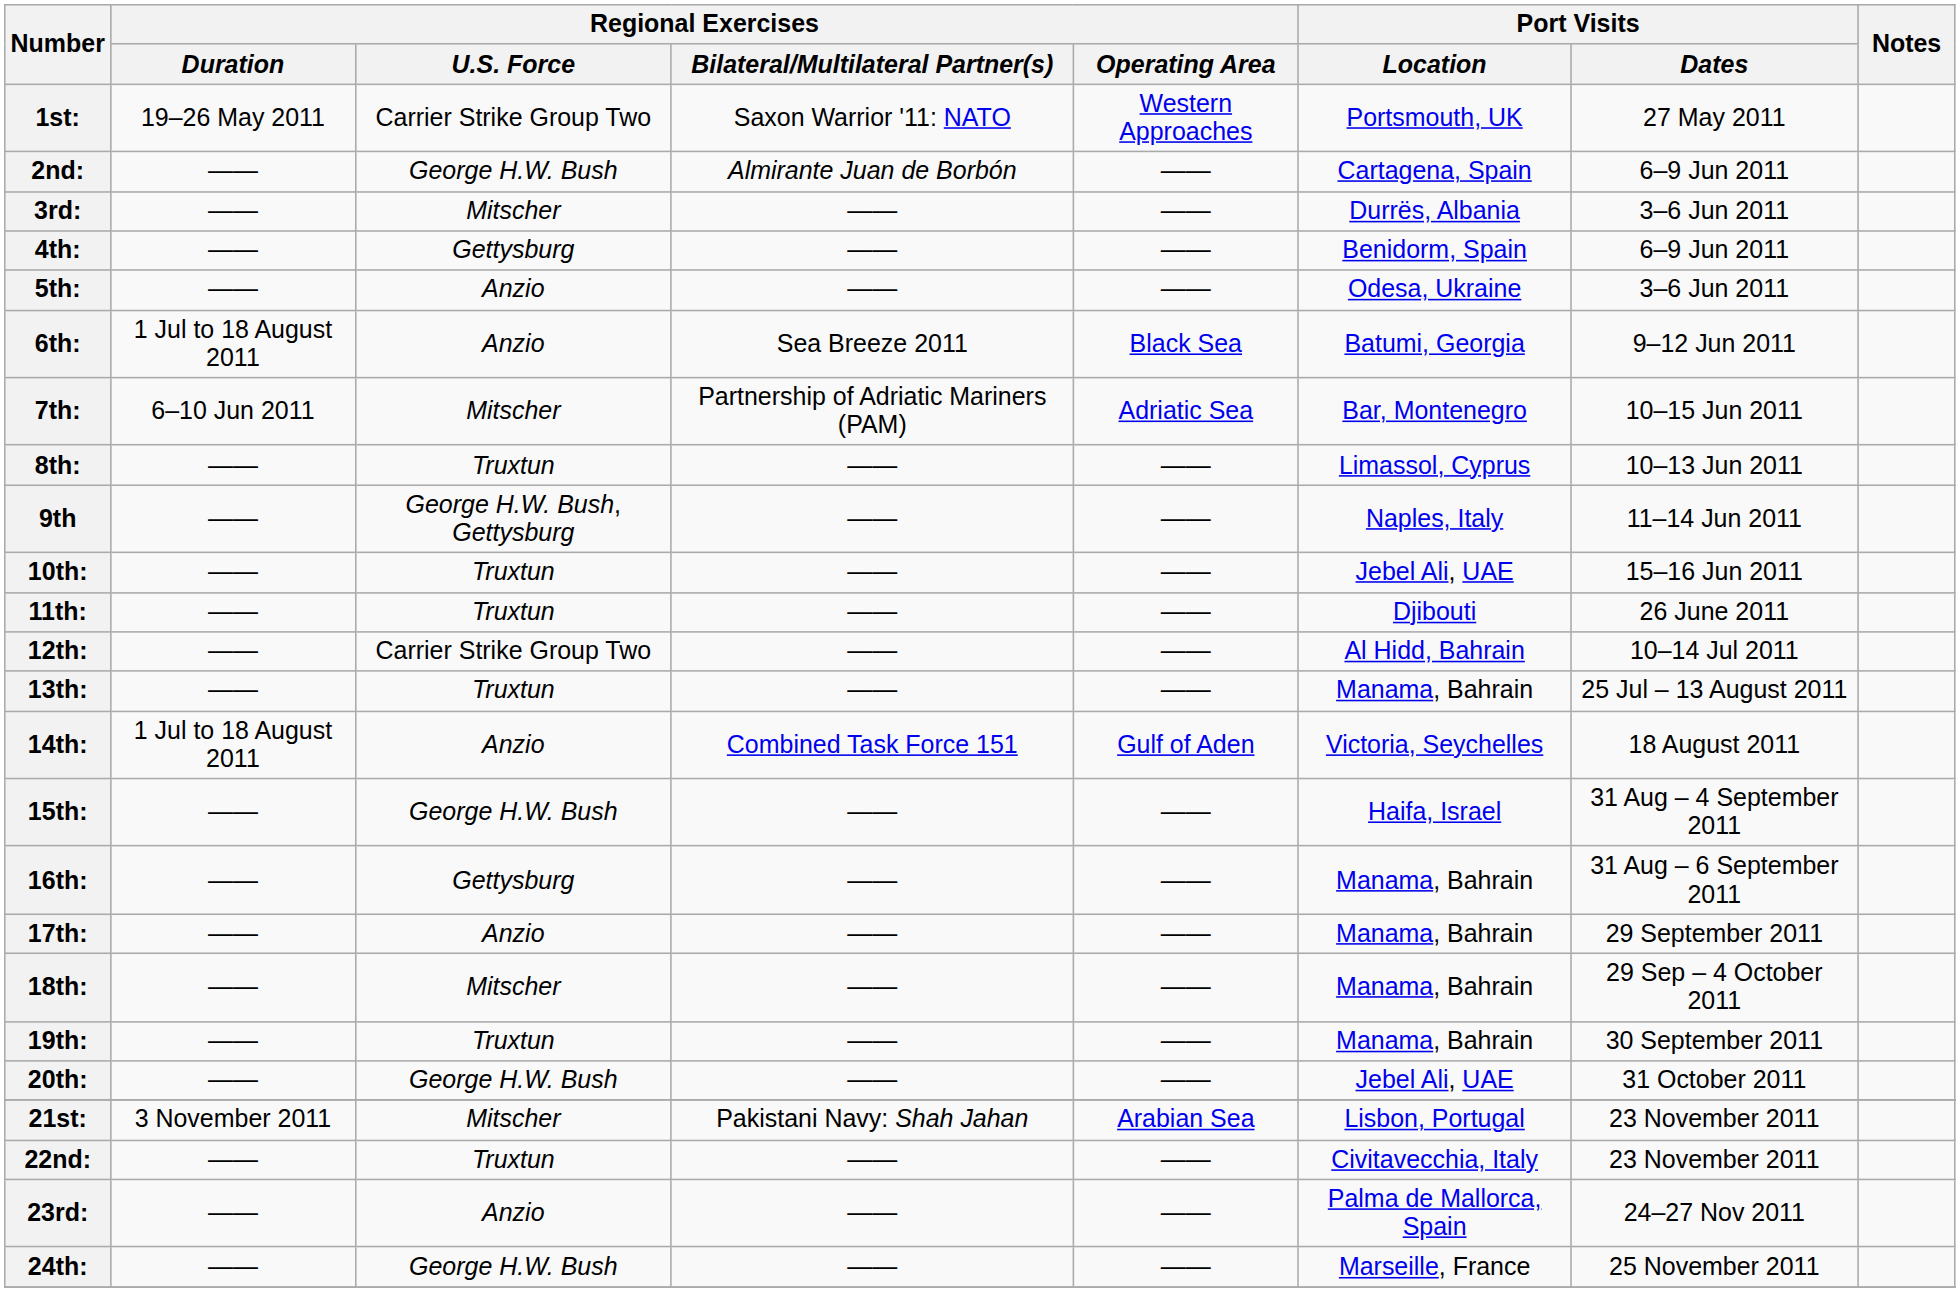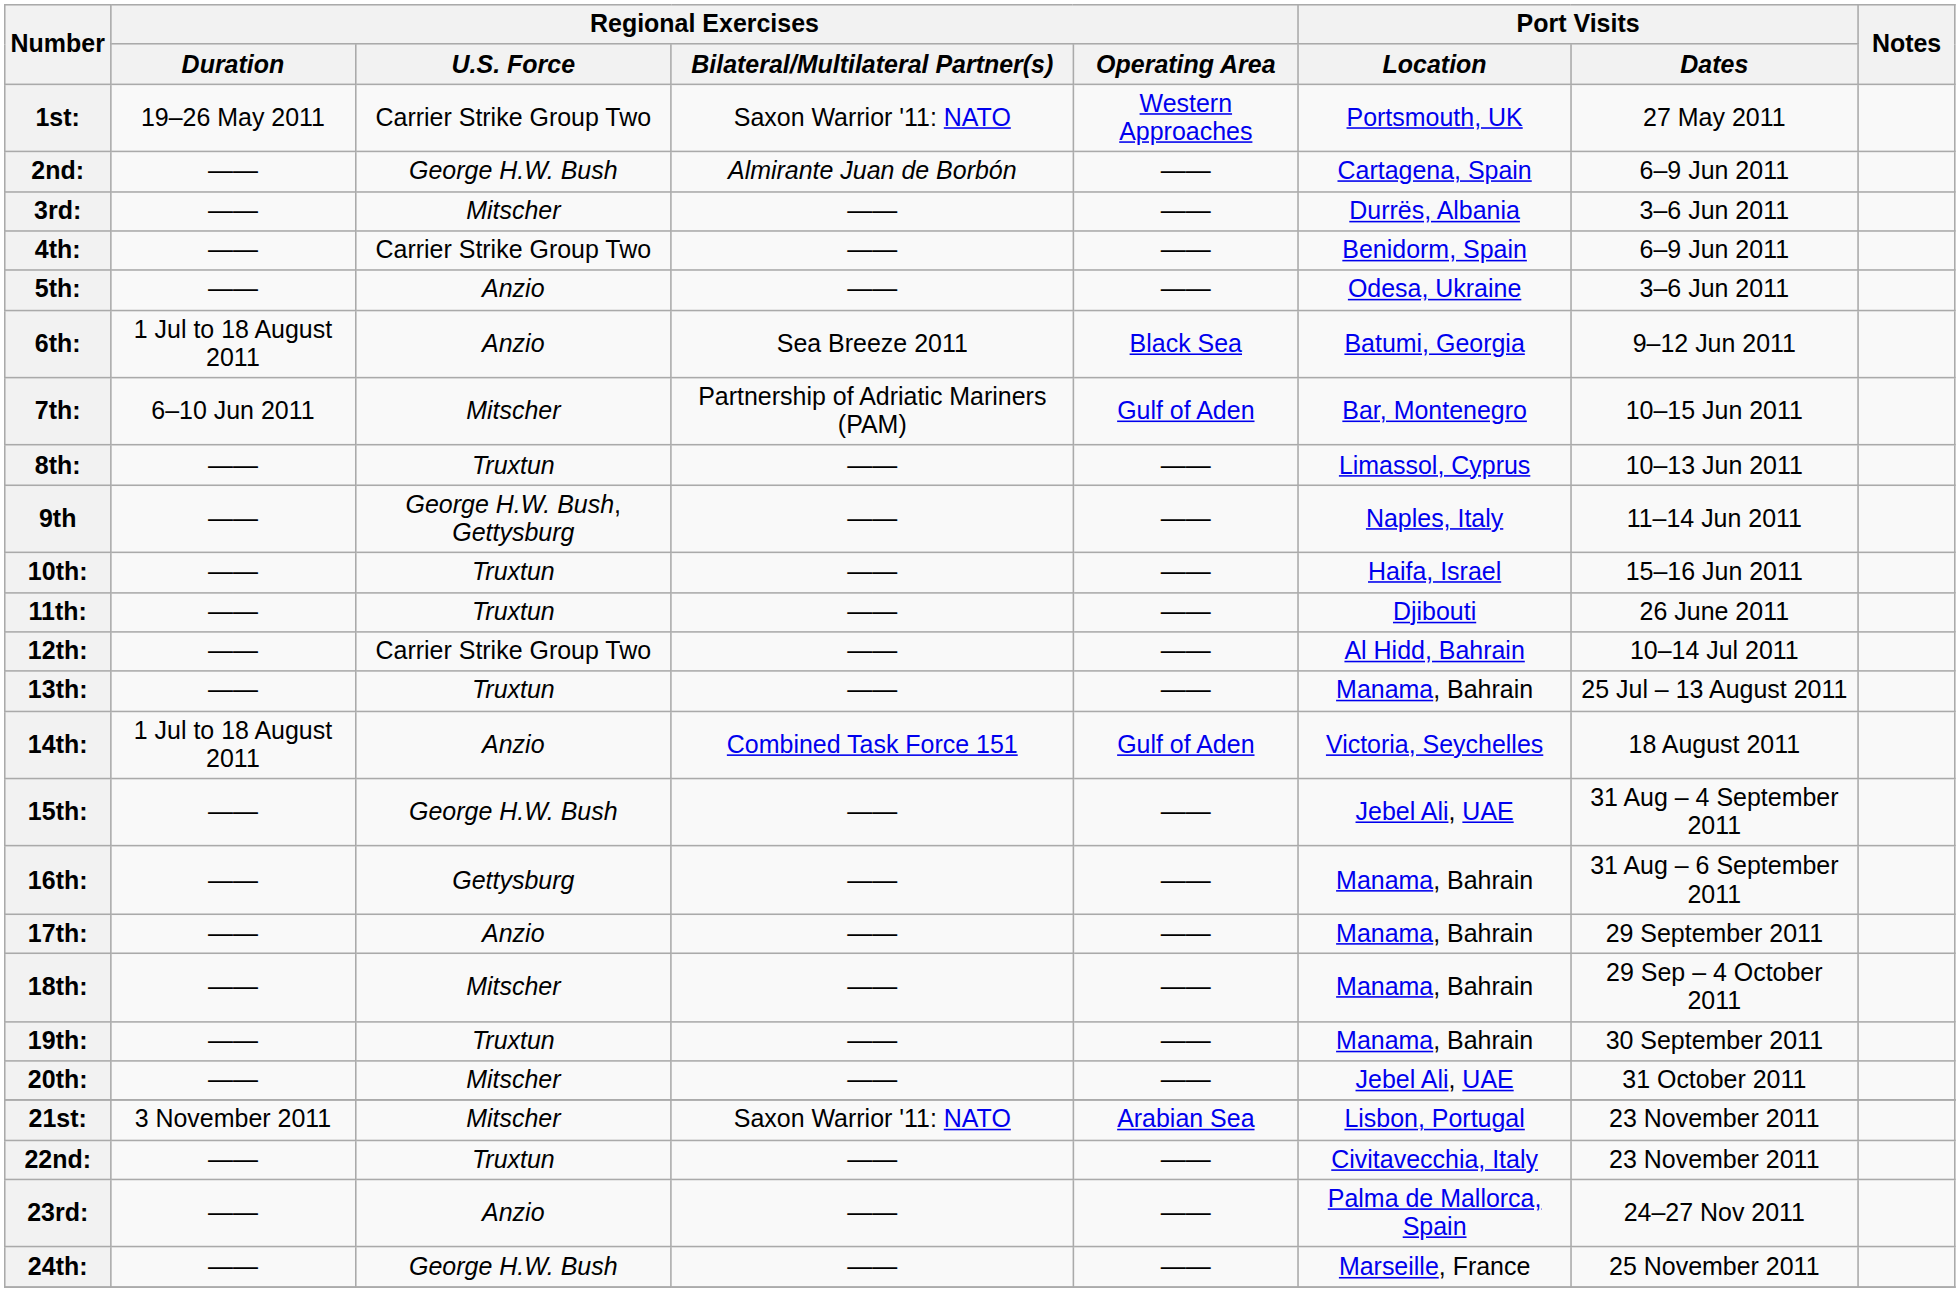(513, 250) Gettysburg -> (513, 250) Carrier Strike Group Two
(1186, 411) Adriatic Sea -> (1186, 411) Gulf of Aden
(1435, 572) Jebel Ali, UAE -> (1435, 572) Haifa, Israel
(1435, 812) Haifa, Israel -> (1435, 812) Jebel Ali, UAE
(513, 1080) George H.W. Bush -> (513, 1080) Mitscher
(872, 1119) Pakistani Navy: Shah Jahan -> (872, 1119) Saxon Warrior '11: NATO
